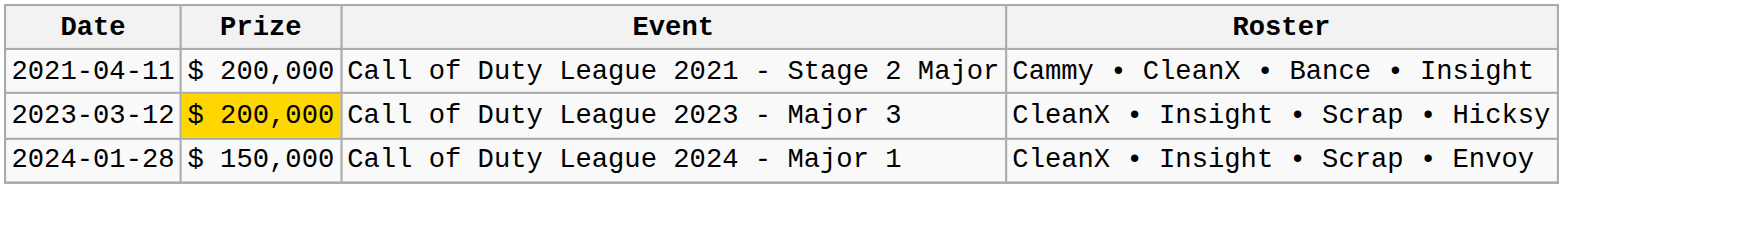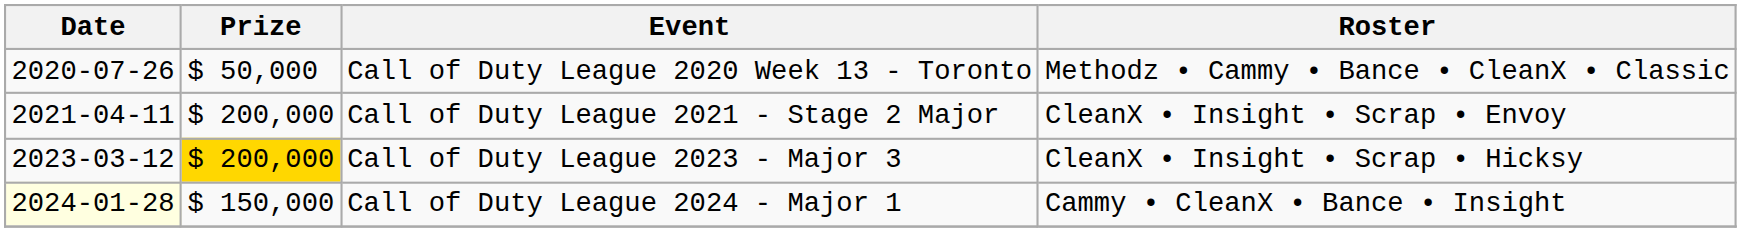+ row: (690, 71)
(1273, 71) Cammy • CleanX • Bance • Insight -> (1306, 116) CleanX • Insight • Scrap • Envoy
(93, 160) no background -> (93, 204) lightyellow background
(1273, 160) CleanX • Insight • Scrap • Envoy -> (1306, 204) Cammy • CleanX • Bance • Insight
